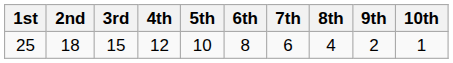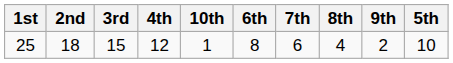columns swapped: (202, 18) <-> (421, 18)
